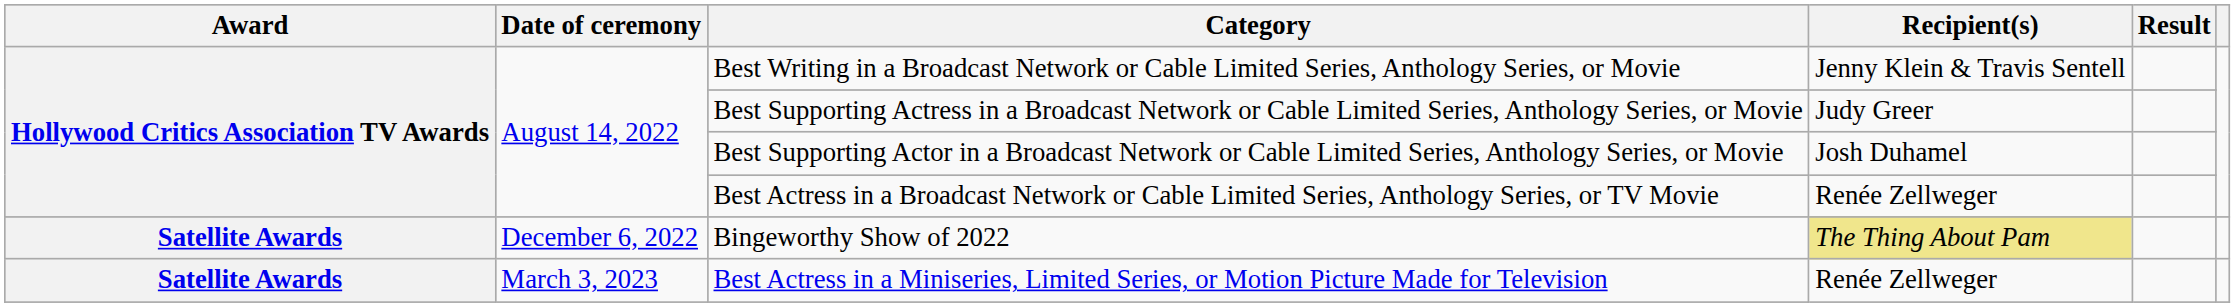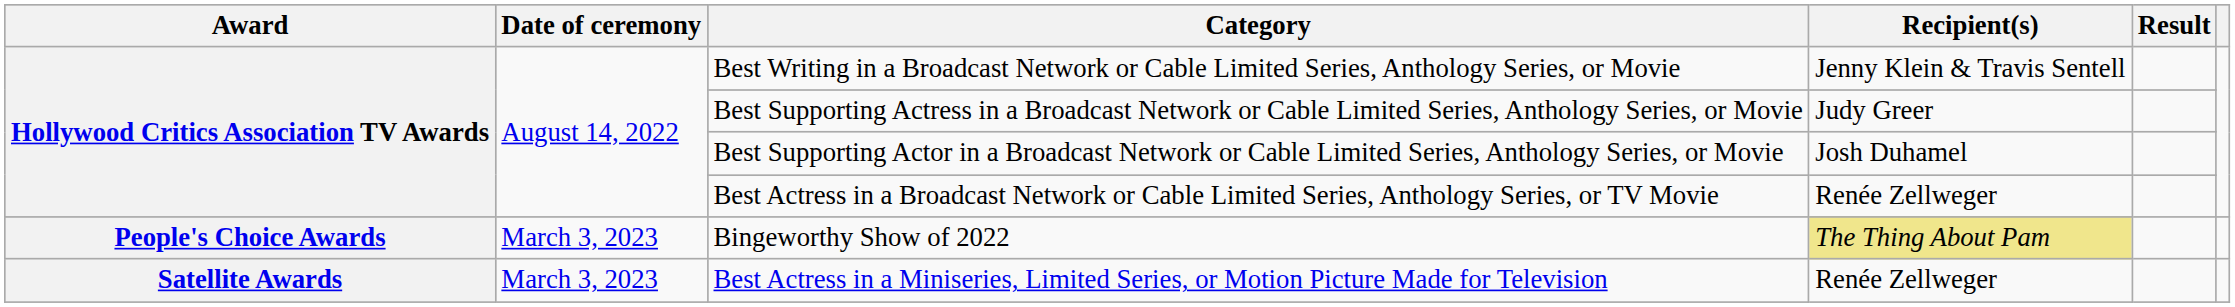(250, 237) Satellite Awards -> (250, 237) People's Choice Awards
(600, 237) December 6, 2022 -> (580, 237) March 3, 2023
